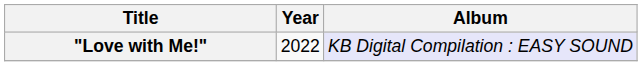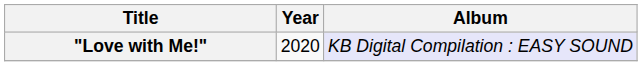(300, 46) 2022 -> (300, 46) 2020
